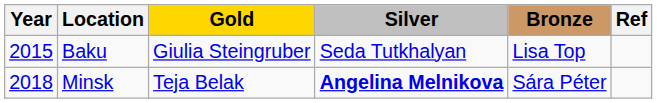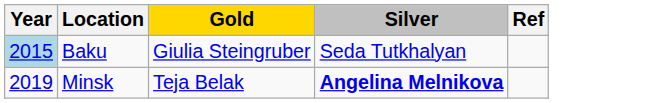- column: (560, 20)
(31, 51) no background -> (31, 51) lightblue background
(31, 82) 2018 -> (31, 82) 2019
